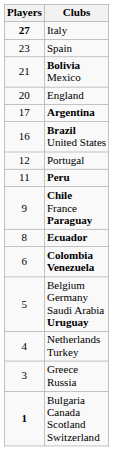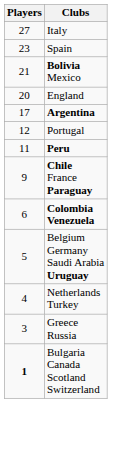(24, 30) bold -> (24, 30) normal
- row: (77, 136)
- row: (67, 238)
